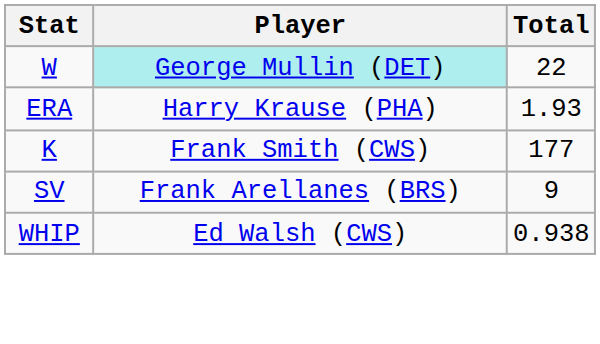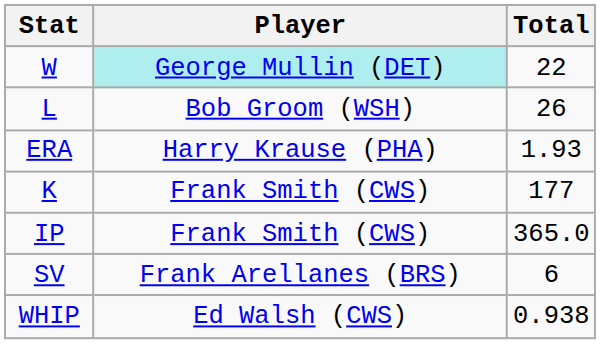+ row: (49, 109)
+ row: (49, 233)
(551, 192) 9 -> (551, 275) 6
